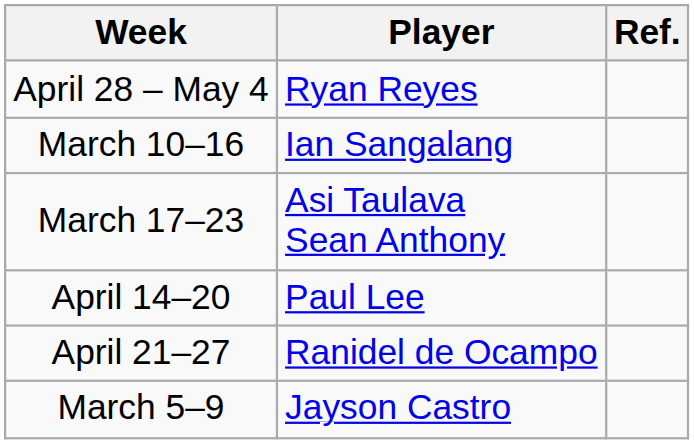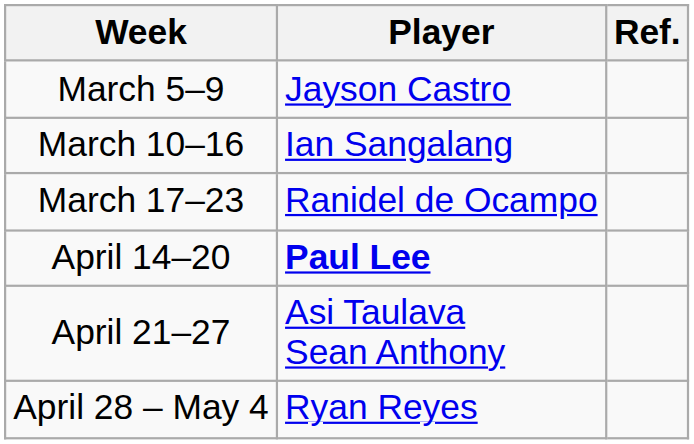rows swapped: (141, 408) <-> (141, 88)
(395, 220) Asi Taulava Sean Anthony -> (441, 200) Ranidel de Ocampo
(355, 296) normal -> (358, 256) bold
(441, 352) Ranidel de Ocampo -> (395, 332) Asi Taulava Sean Anthony
